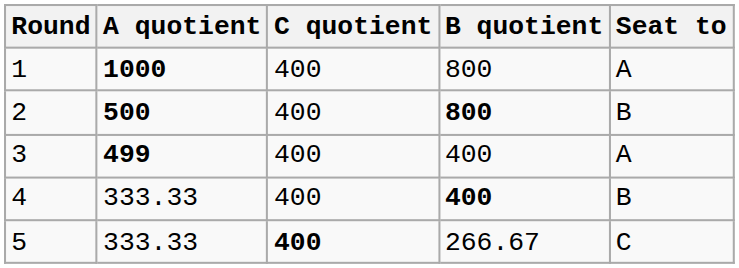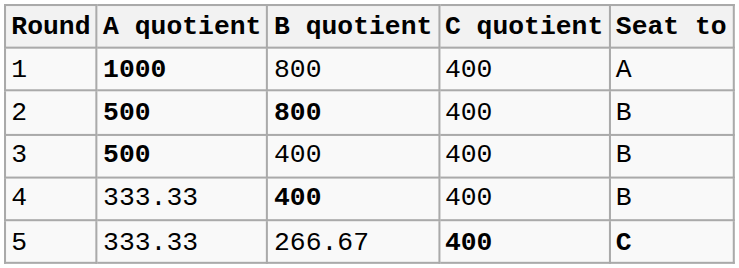columns swapped: (524, 27) <-> (353, 27)
(127, 156) 499 -> (127, 156) 500
(624, 156) A -> (624, 156) B
(624, 242) normal -> (624, 242) bold
